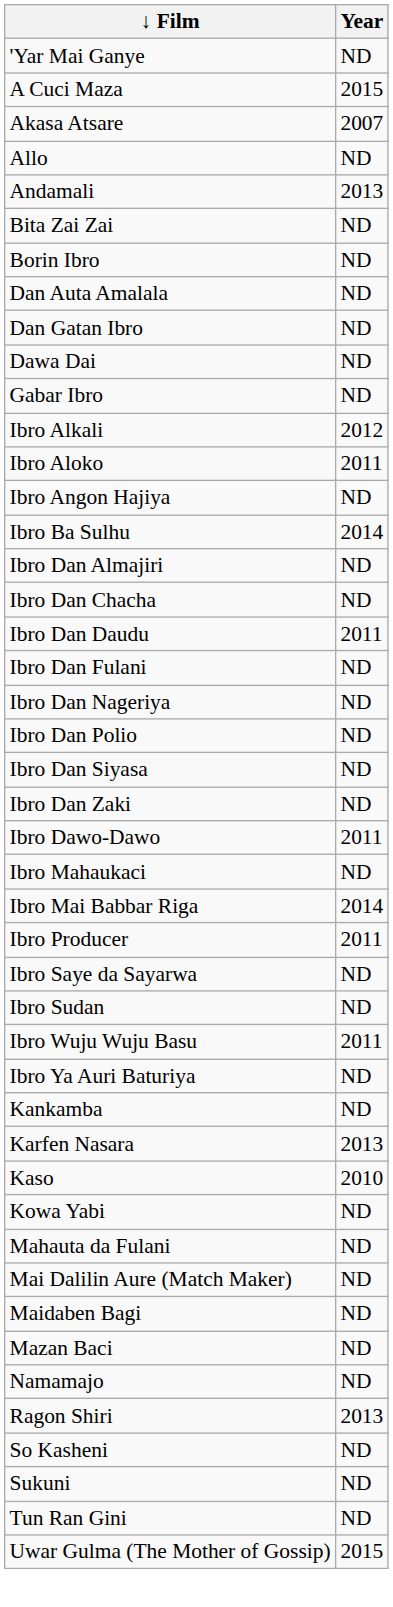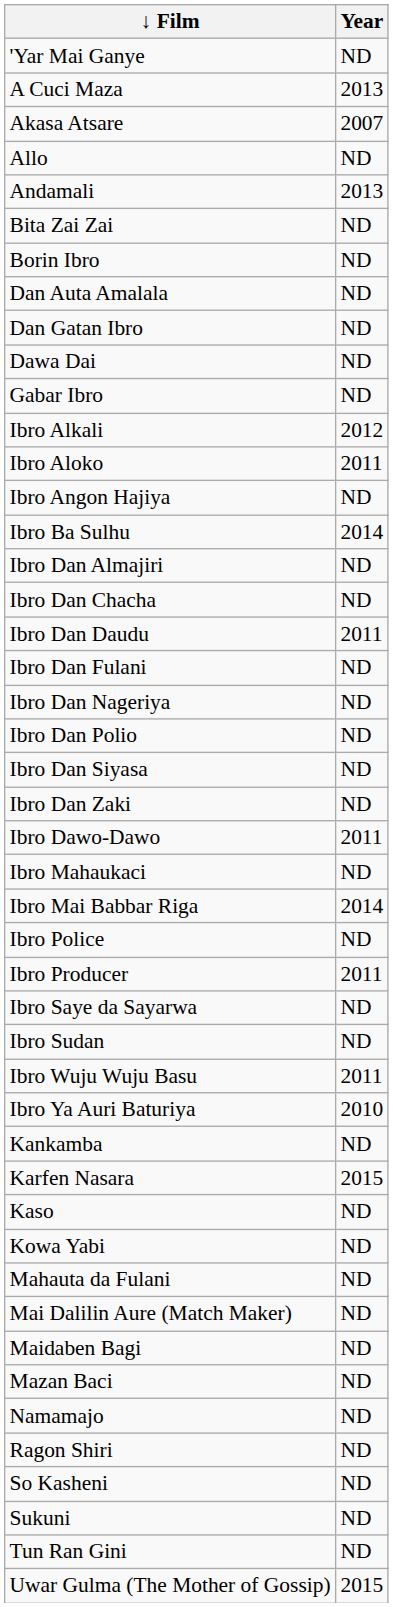(362, 89) 2015 -> (362, 89) 2013
+ row: (57, 939)
(356, 1075) ND -> (362, 1109) 2010
(362, 1143) 2013 -> (362, 1177) 2015
(362, 1177) 2010 -> (356, 1211) ND
(362, 1415) 2013 -> (356, 1449) ND
